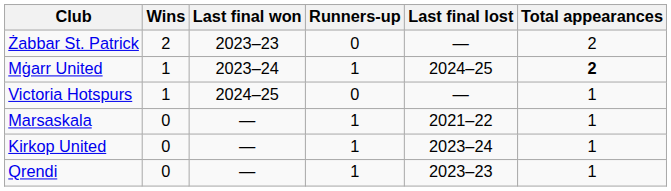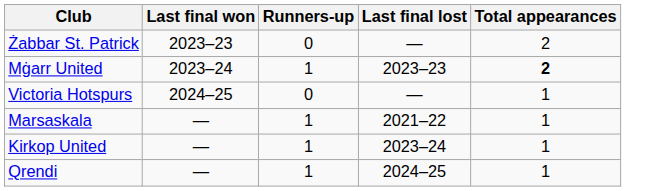- column: (166, 17)
(461, 69) 2024–25 -> (414, 69) 2023–23
(461, 172) 2023–23 -> (414, 172) 2024–25
